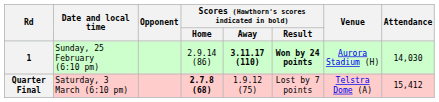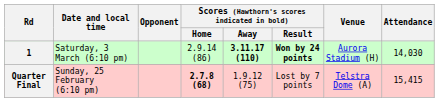(80, 57) Sunday, 25 February (6:10 pm) -> (92, 52) Saturday, 3 March (6:10 pm)
(92, 85) Saturday, 3 March (6:10 pm) -> (80, 80) Sunday, 25 February (6:10 pm)
(408, 85) 15,412 -> (408, 80) 15,415
